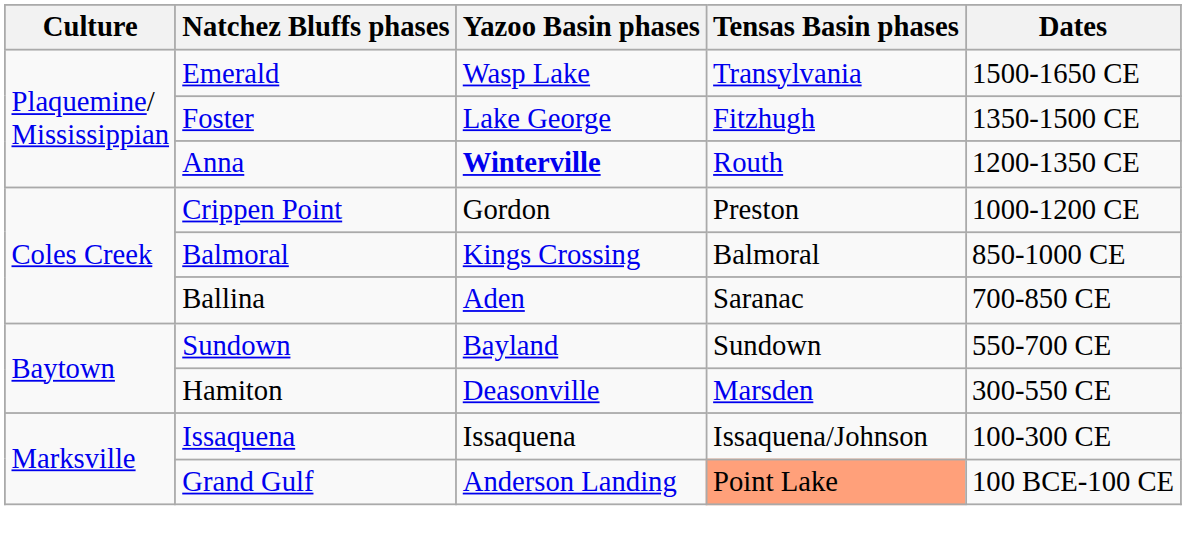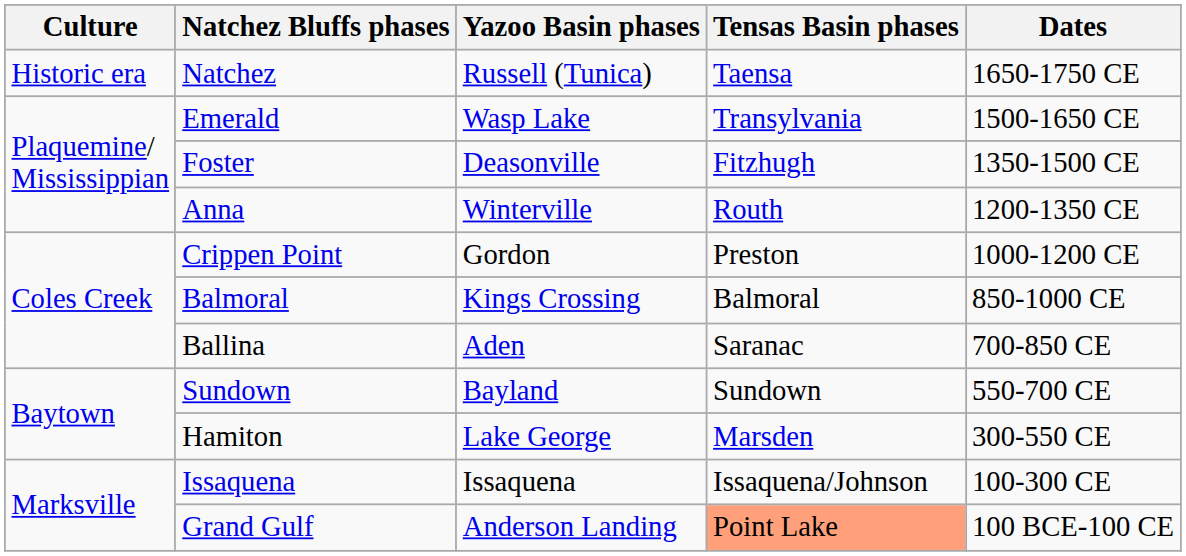+ row: (229, 72)
(537, 118) Lake George -> (531, 163) Deasonville
(532, 163) bold -> (527, 208) normal
(531, 390) Deasonville -> (537, 436) Lake George
